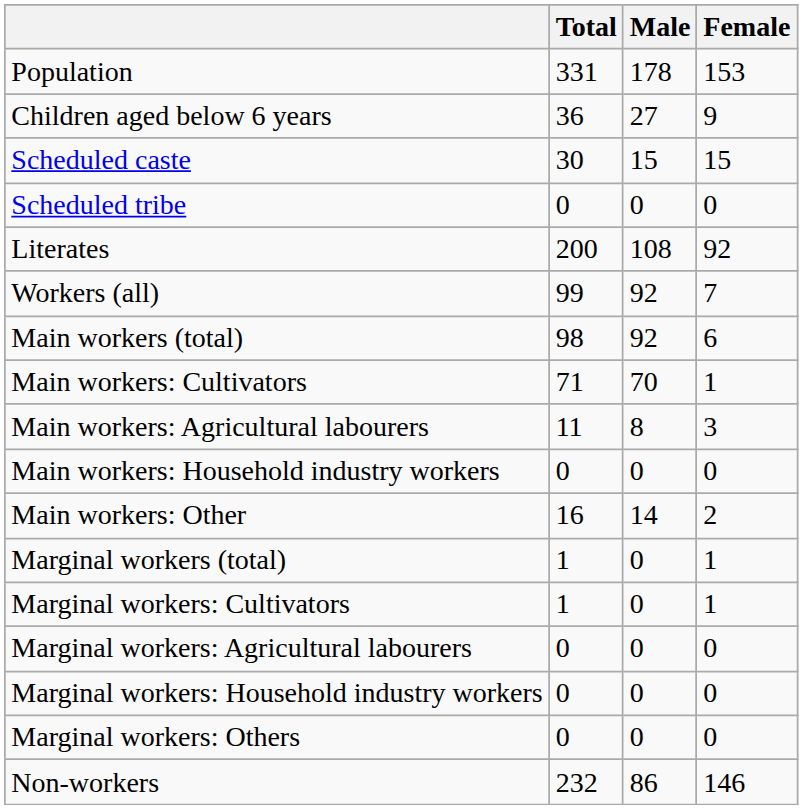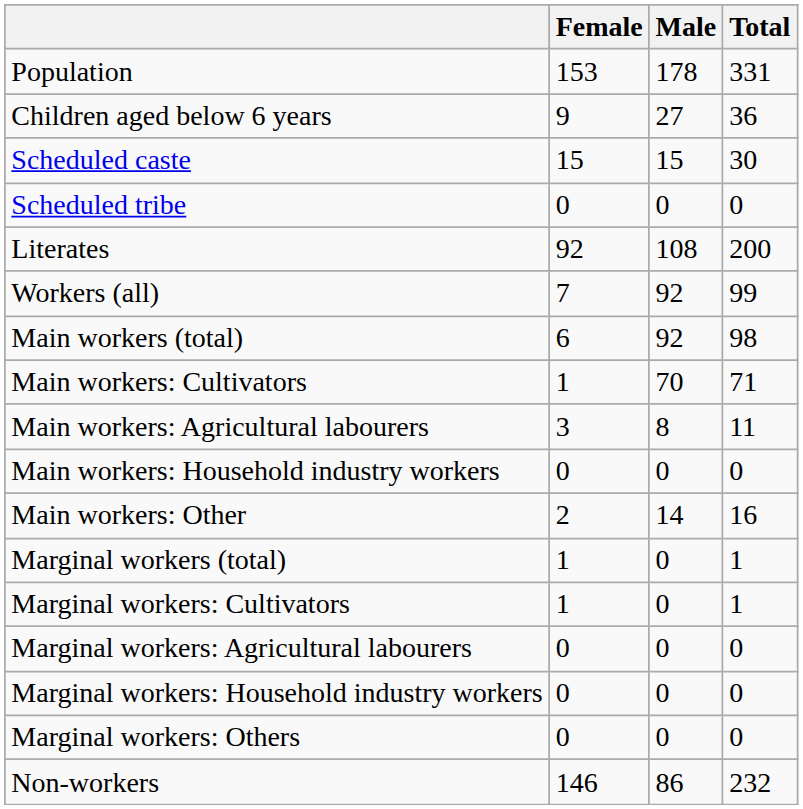columns swapped: (586, 26) <-> (747, 26)
